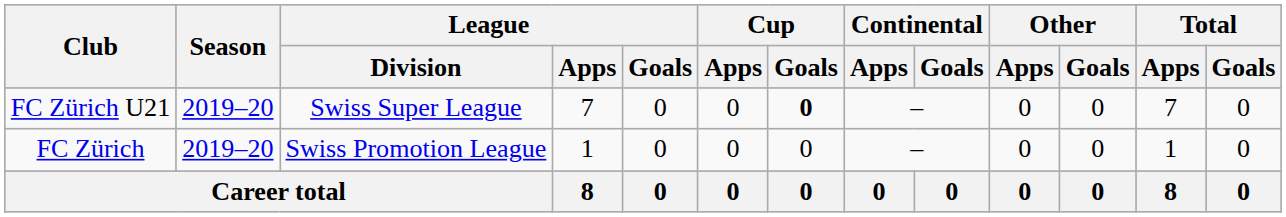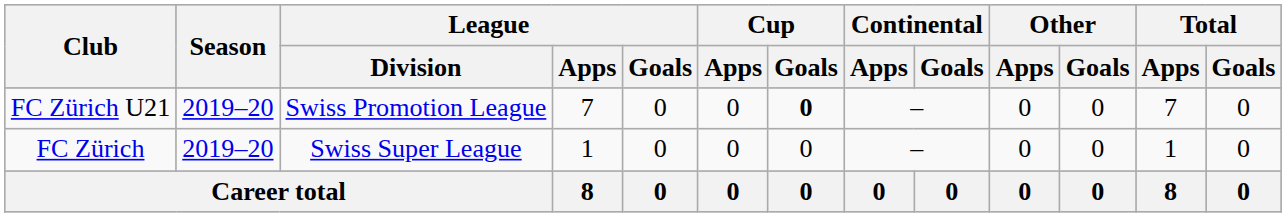(416, 107) Swiss Super League -> (416, 107) Swiss Promotion League
(416, 149) Swiss Promotion League -> (416, 149) Swiss Super League
